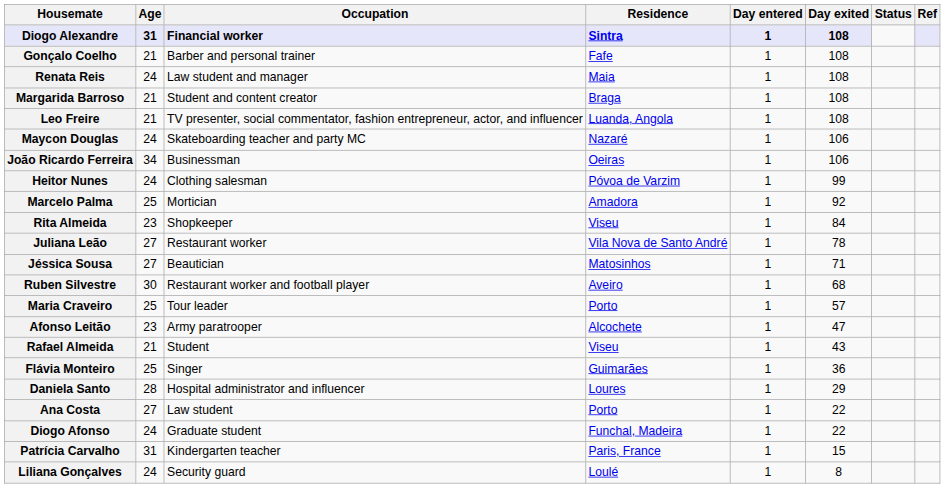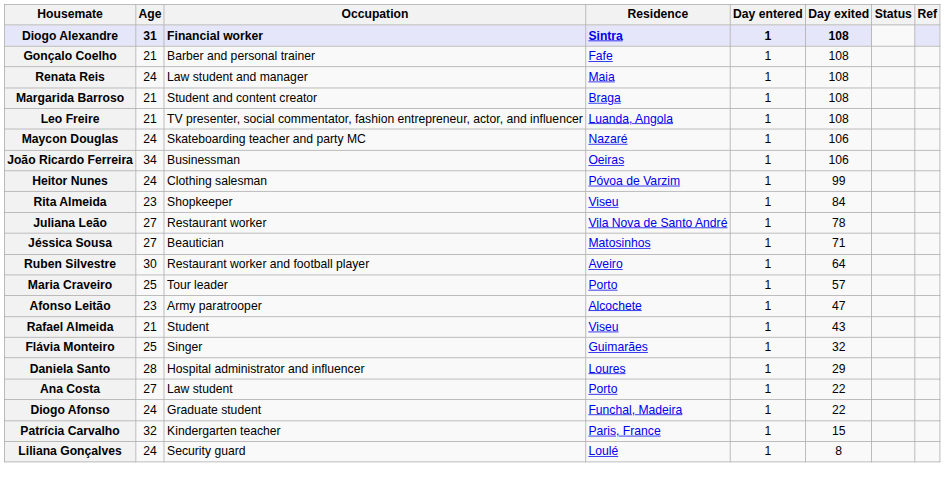- row: (70, 202)
(839, 285) 68 -> (839, 264) 64
(839, 368) 36 -> (839, 347) 32
(150, 451) 31 -> (150, 431) 32
